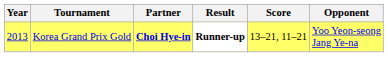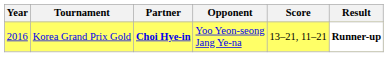columns swapped: (347, 13) <-> (220, 13)
(17, 37) 2013 -> (17, 37) 2016
